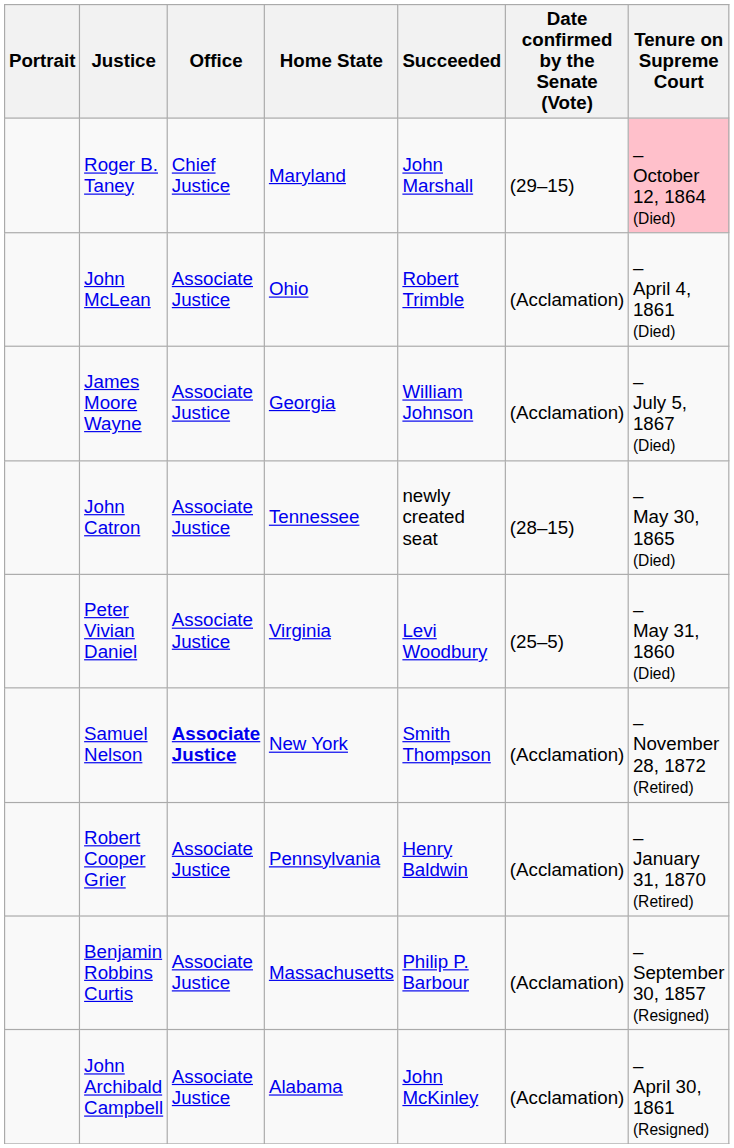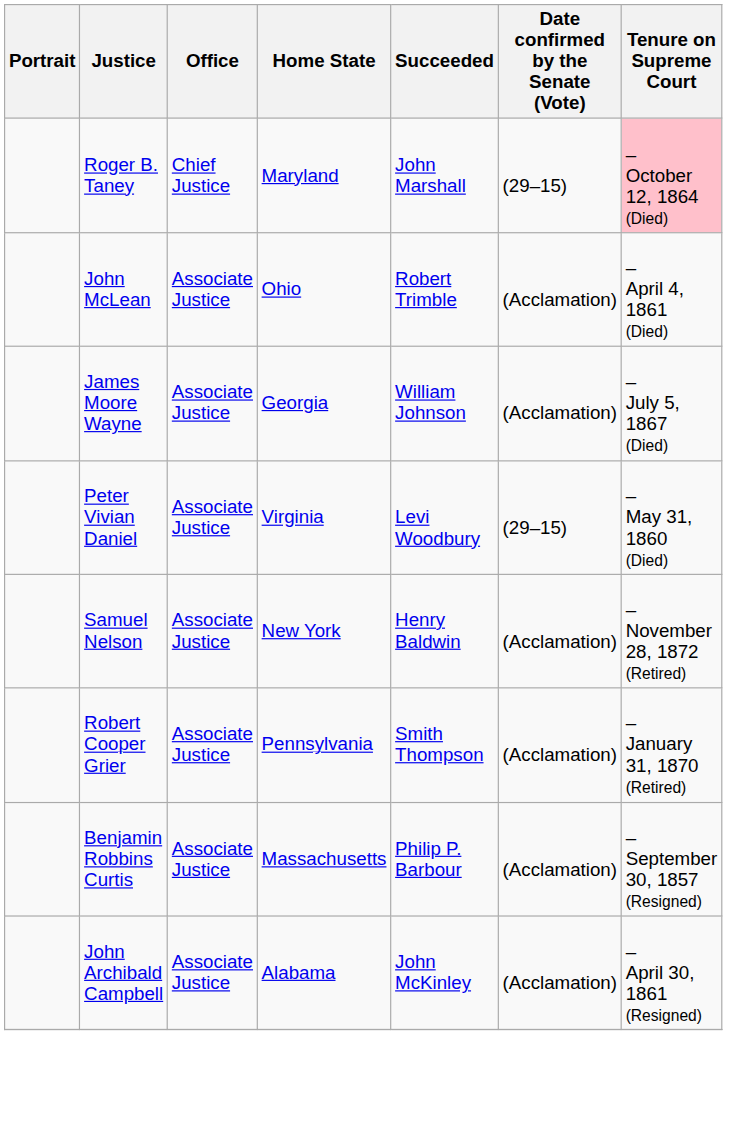- row: (112, 517)
(537, 641) (25–5) -> (535, 527) (29–15)
(216, 745) bold -> (212, 631) normal
(447, 745) Smith Thompson -> (428, 631) Henry Baldwin
(435, 858) Henry Baldwin -> (439, 745) Smith Thompson
